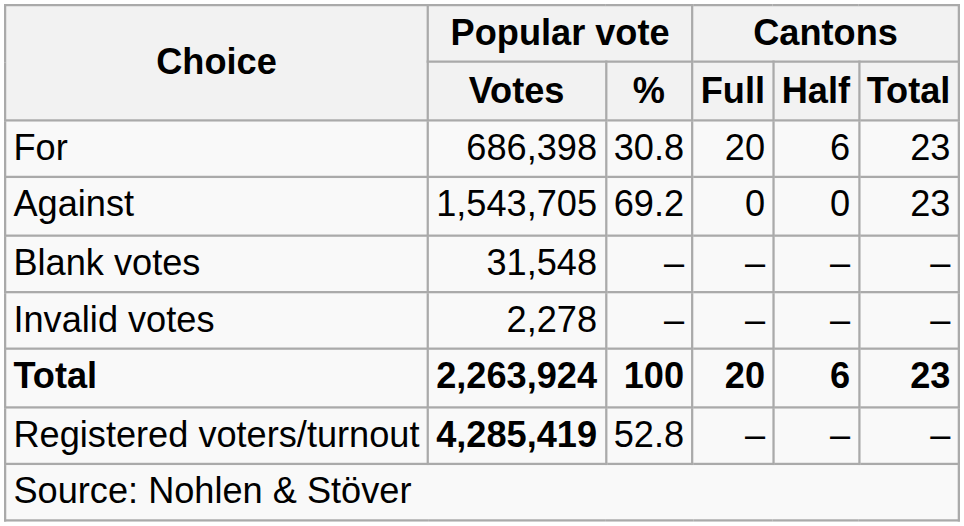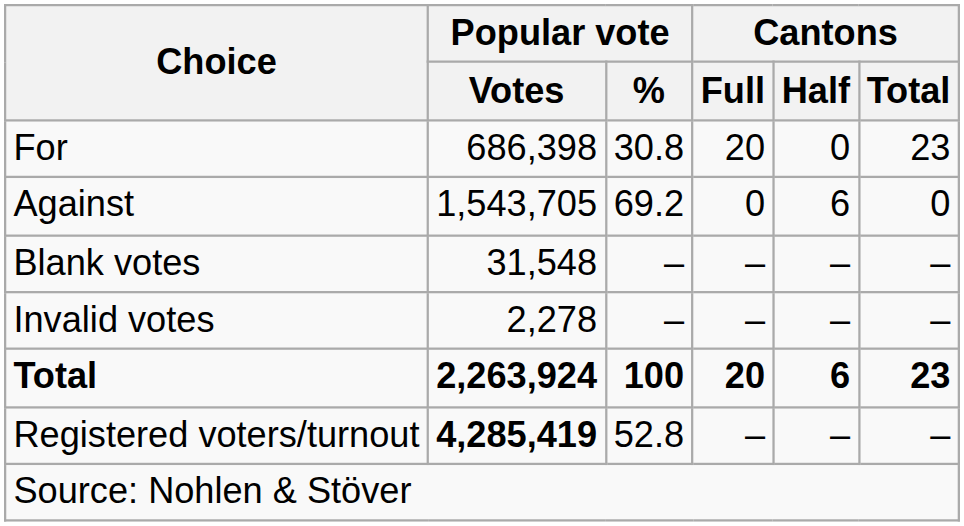(840, 147) 6 -> (840, 147) 0
(840, 205) 0 -> (840, 205) 6
(930, 205) 23 -> (940, 205) 0
